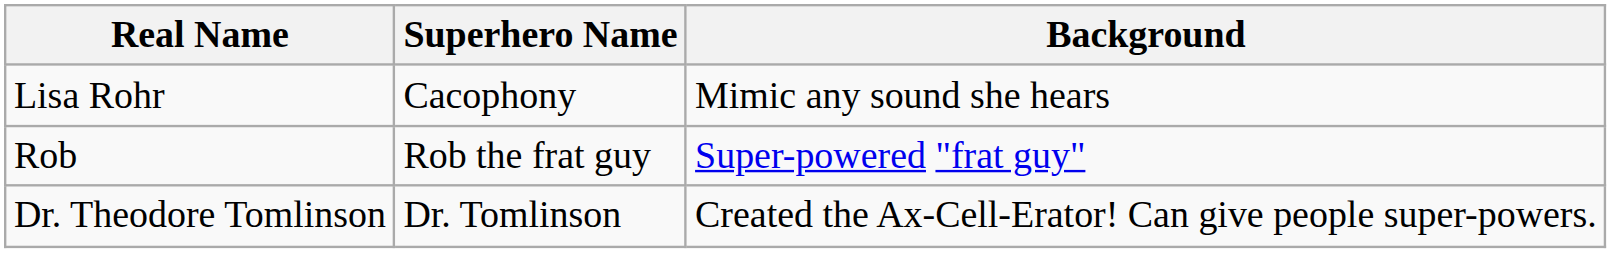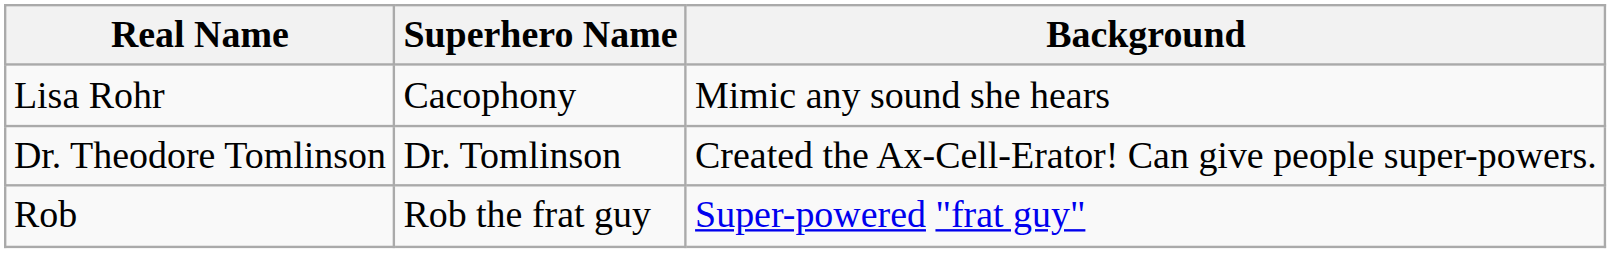rows swapped: (200, 214) <-> (46, 154)
